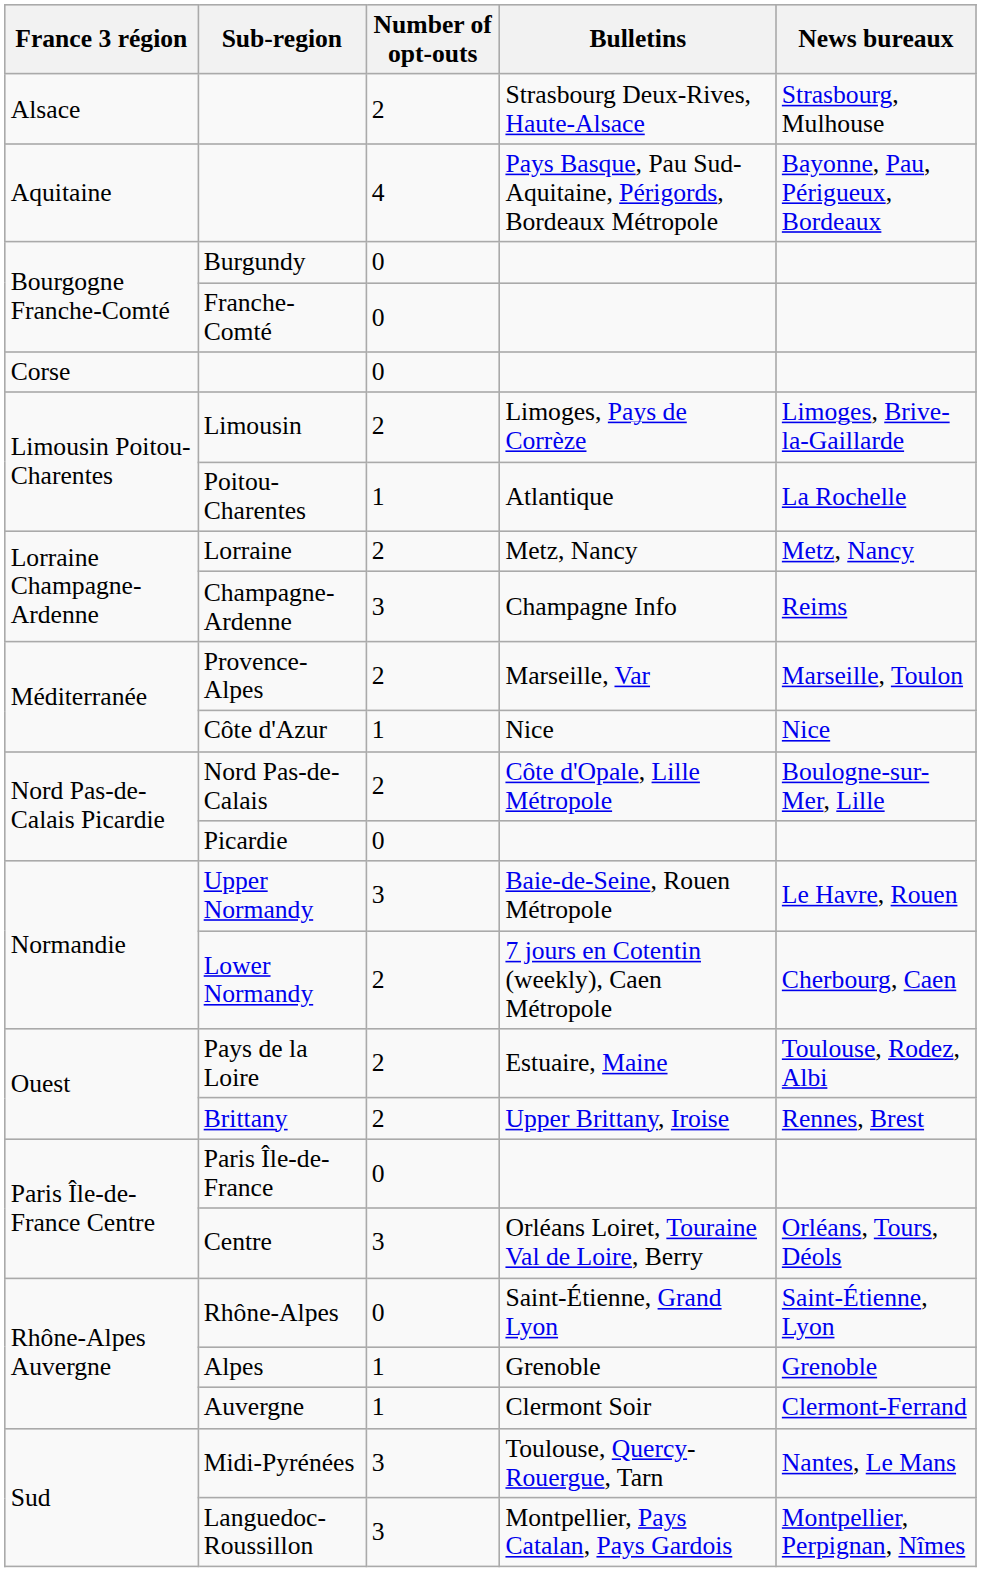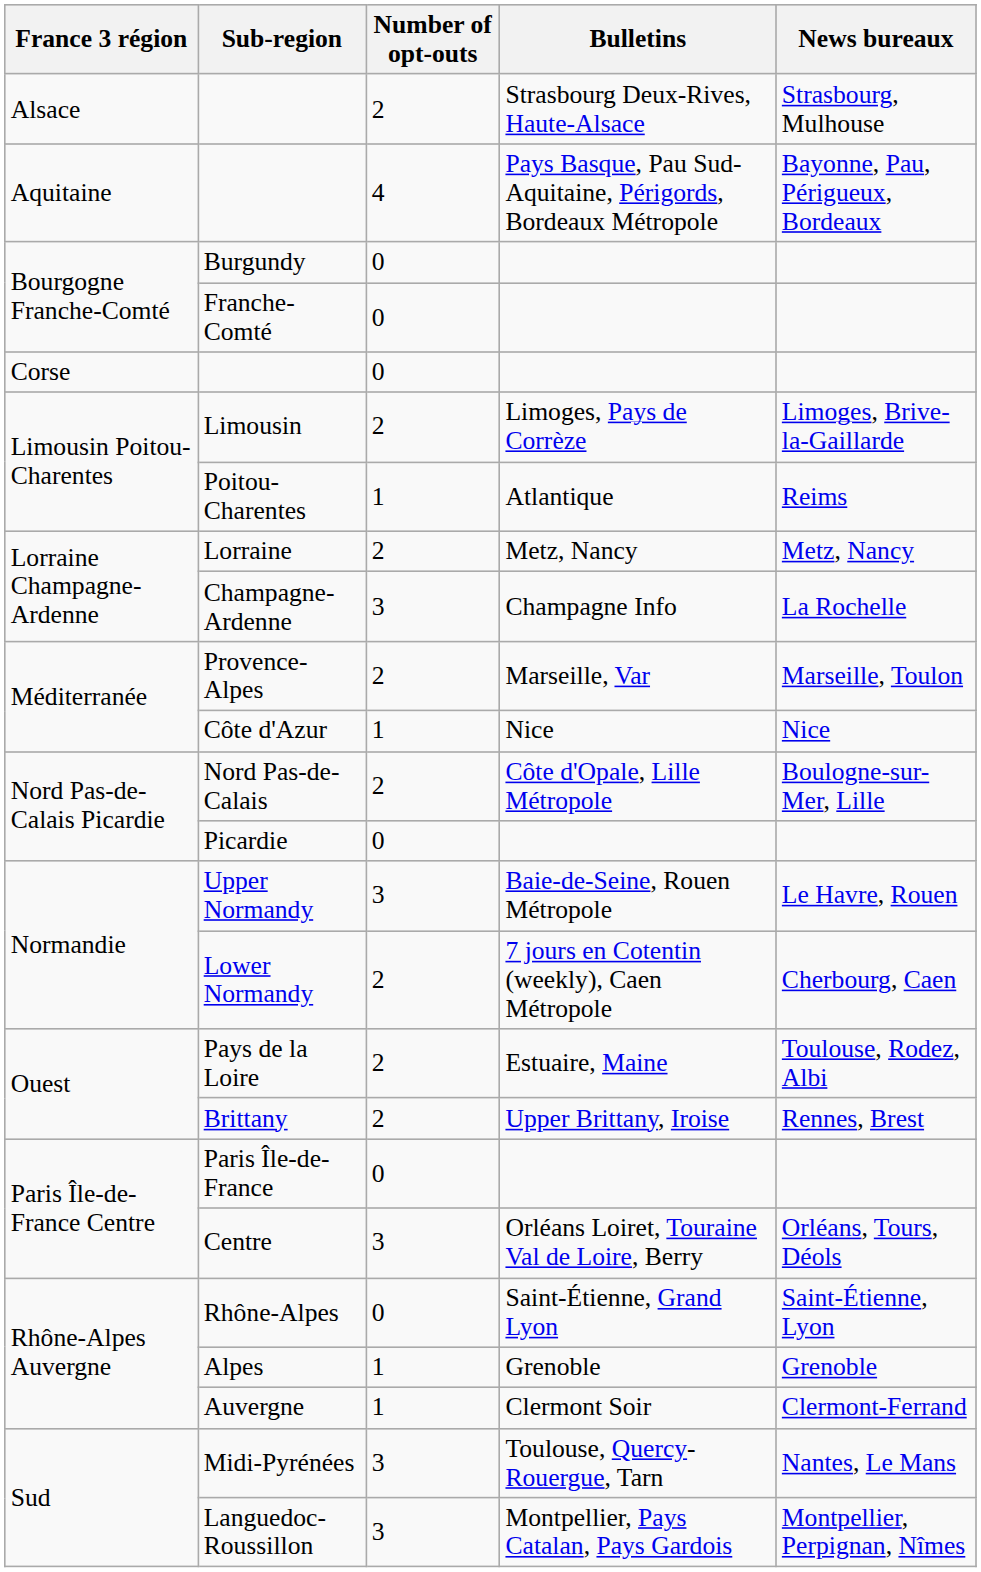(844, 496) La Rochelle -> (815, 496) Reims
(815, 606) Reims -> (844, 606) La Rochelle
